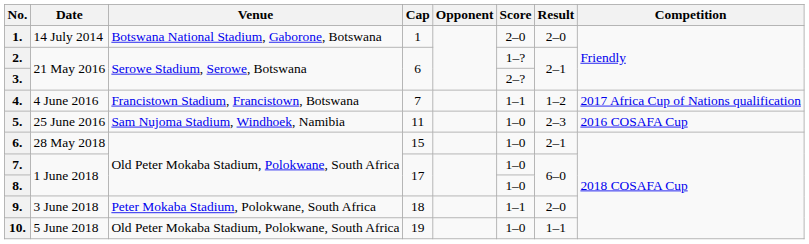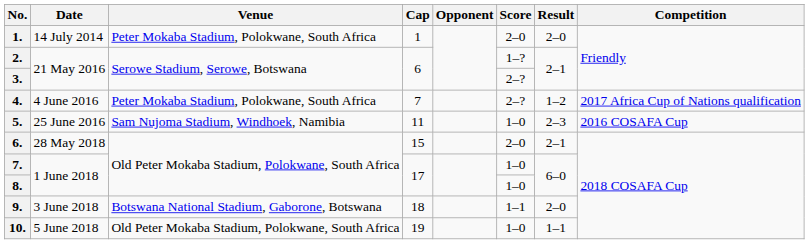(247, 36) Botswana National Stadium, Gaborone, Botswana -> (244, 36) Peter Mokaba Stadium, Polokwane, South Africa
(235, 100) Francistown Stadium, Francistown, Botswana -> (244, 100) Peter Mokaba Stadium, Polokwane, South Africa
(515, 100) 1–1 -> (515, 100) 2–?
(515, 143) 1–0 -> (515, 143) 2–0
(244, 206) Peter Mokaba Stadium, Polokwane, South Africa -> (247, 206) Botswana National Stadium, Gaborone, Botswana
